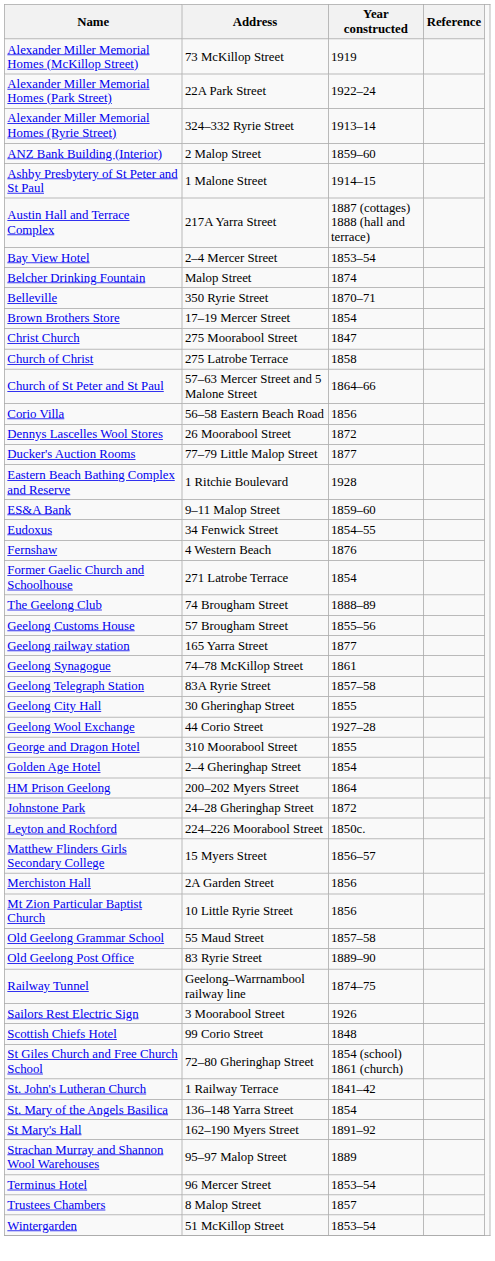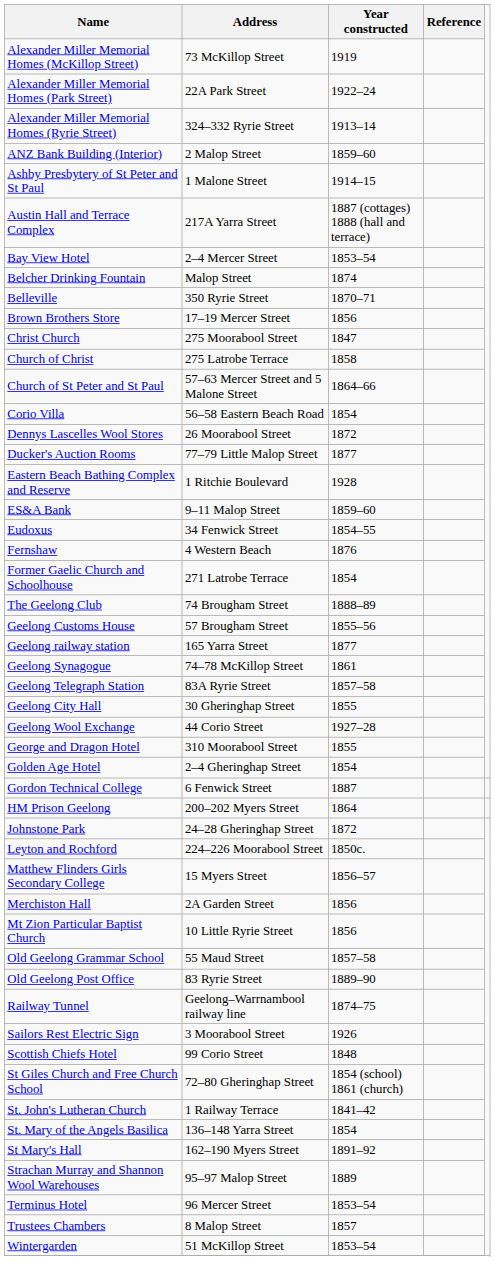(344, 318) 1854 -> (344, 318) 1856
(344, 414) 1856 -> (344, 414) 1854
+ row: (75, 787)
